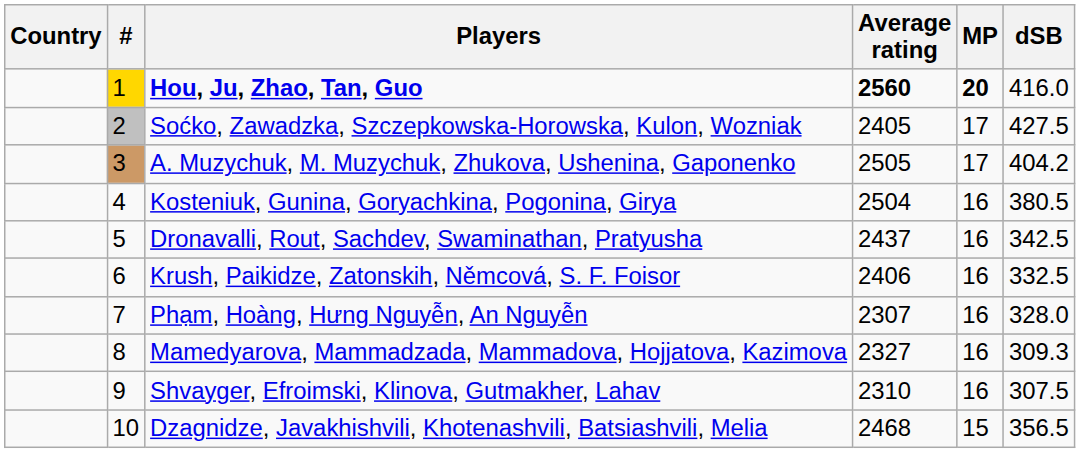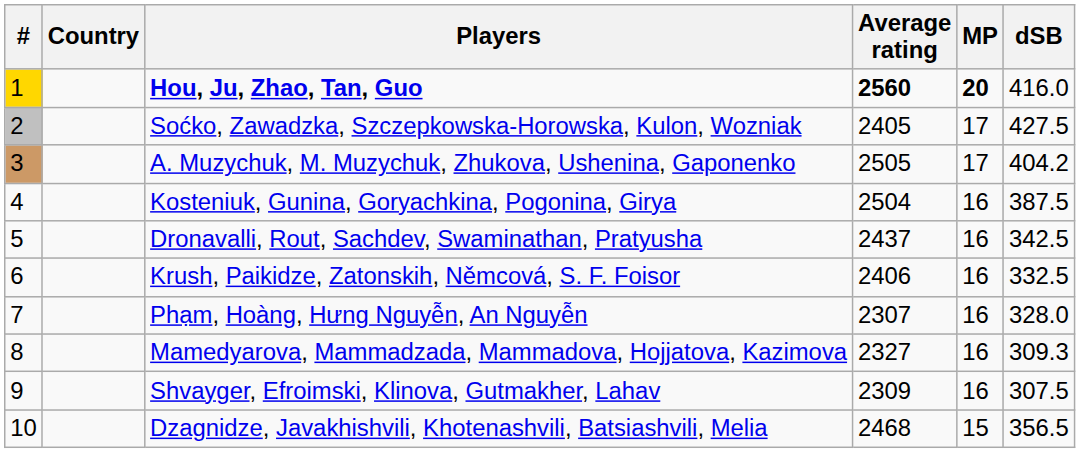columns swapped: (126, 36) <-> (56, 36)
(1039, 201) 380.5 -> (1039, 201) 387.5
(885, 390) 2310 -> (885, 390) 2309
